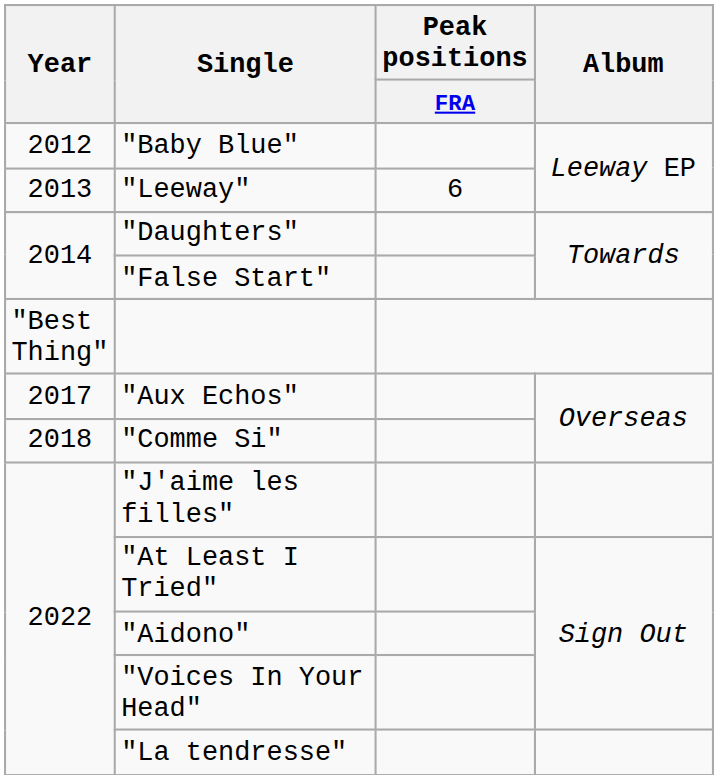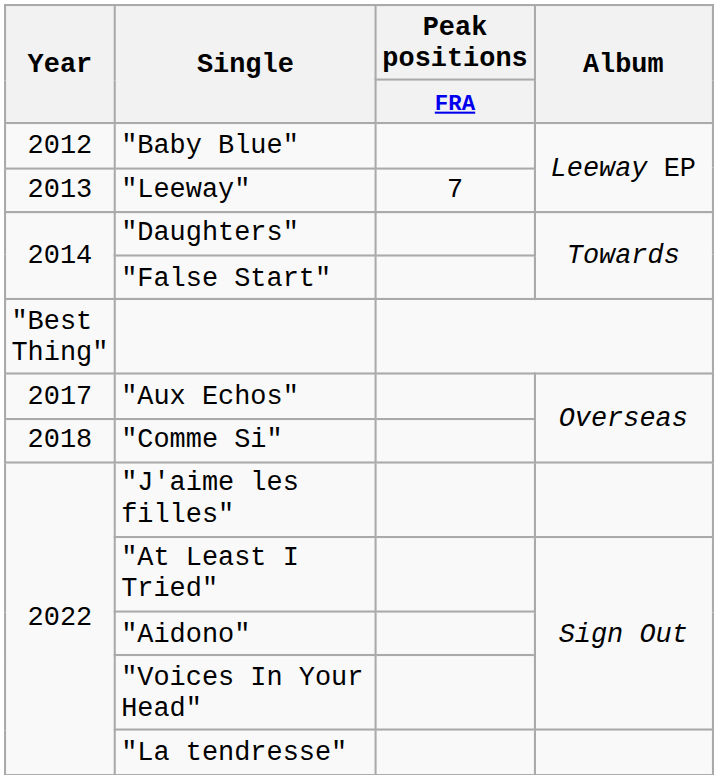(455, 190) 6 -> (455, 190) 7
